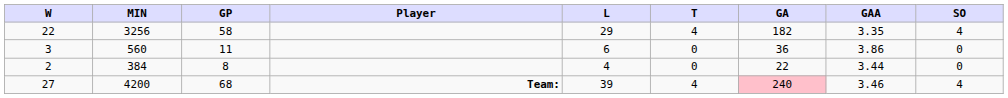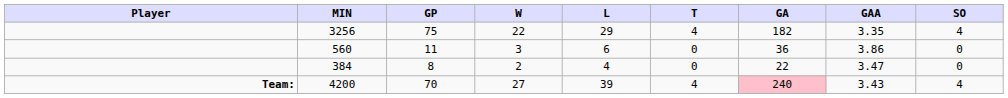columns swapped: (416, 13) <-> (48, 13)
(226, 31) 58 -> (431, 31) 75
(871, 67) 3.44 -> (871, 67) 3.47
(226, 85) 68 -> (431, 85) 70
(871, 85) 3.46 -> (871, 85) 3.43
